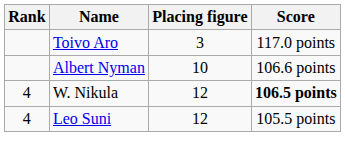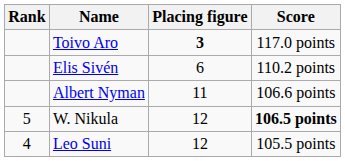(200, 42) normal -> (200, 42) bold
+ row: (86, 67)
(200, 67) 10 -> (200, 93) 11
(27, 93) 4 -> (27, 118) 5
